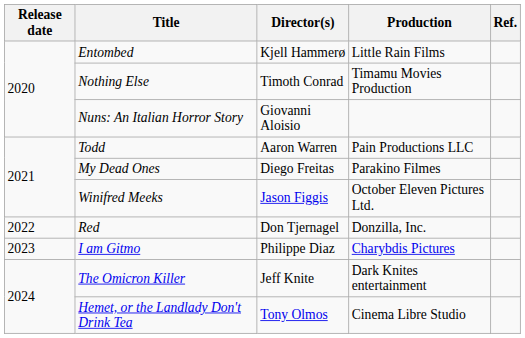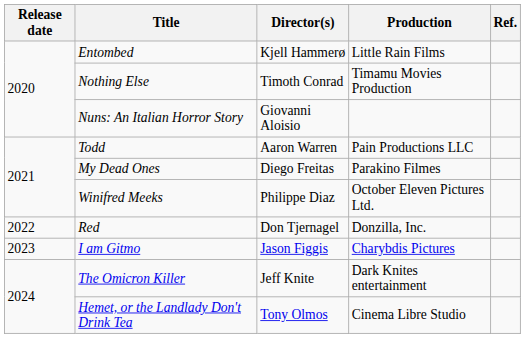(294, 198) Jason Figgis -> (298, 198) Philippe Diaz
(298, 249) Philippe Diaz -> (294, 249) Jason Figgis
